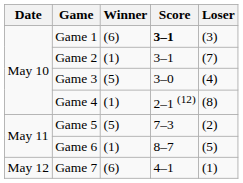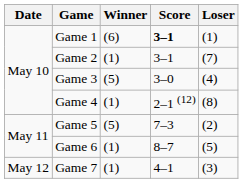(210, 36) (3) -> (210, 36) (1)
(111, 167) (6) -> (111, 167) (1)
(210, 167) (1) -> (210, 167) (3)
